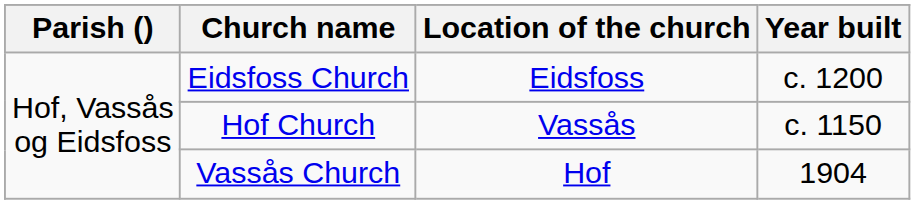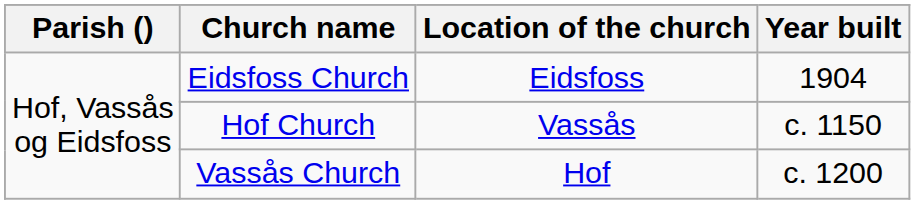(833, 76) c. 1200 -> (833, 76) 1904
(833, 173) 1904 -> (833, 173) c. 1200
